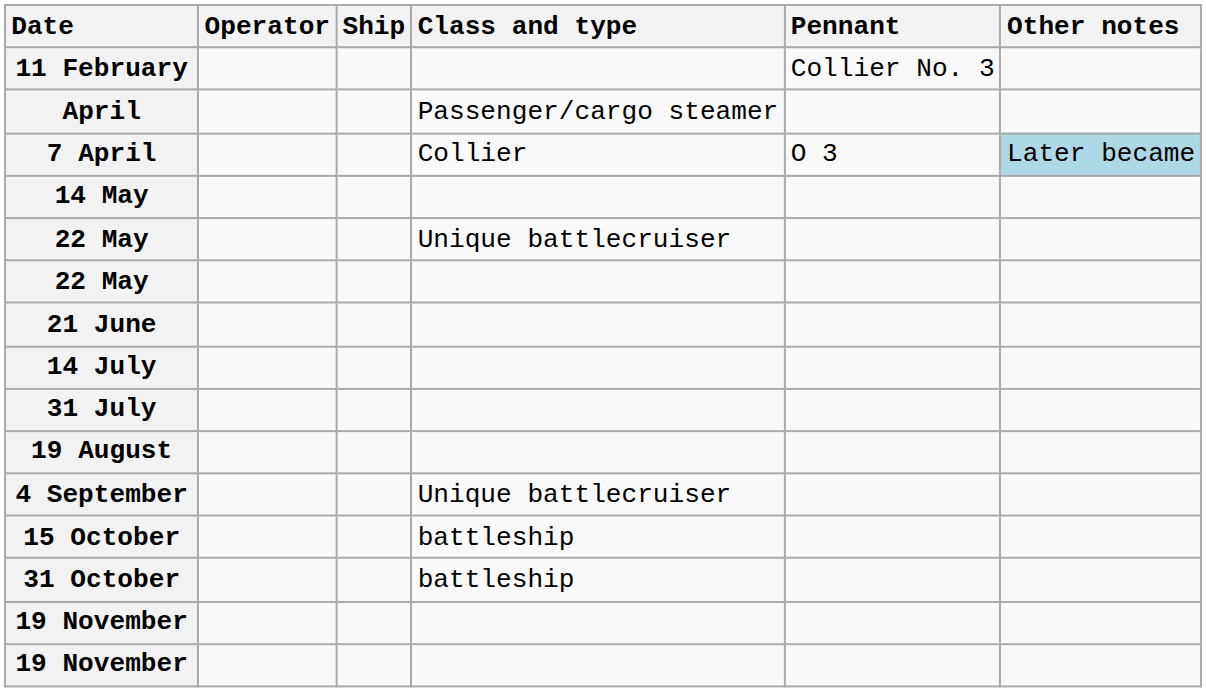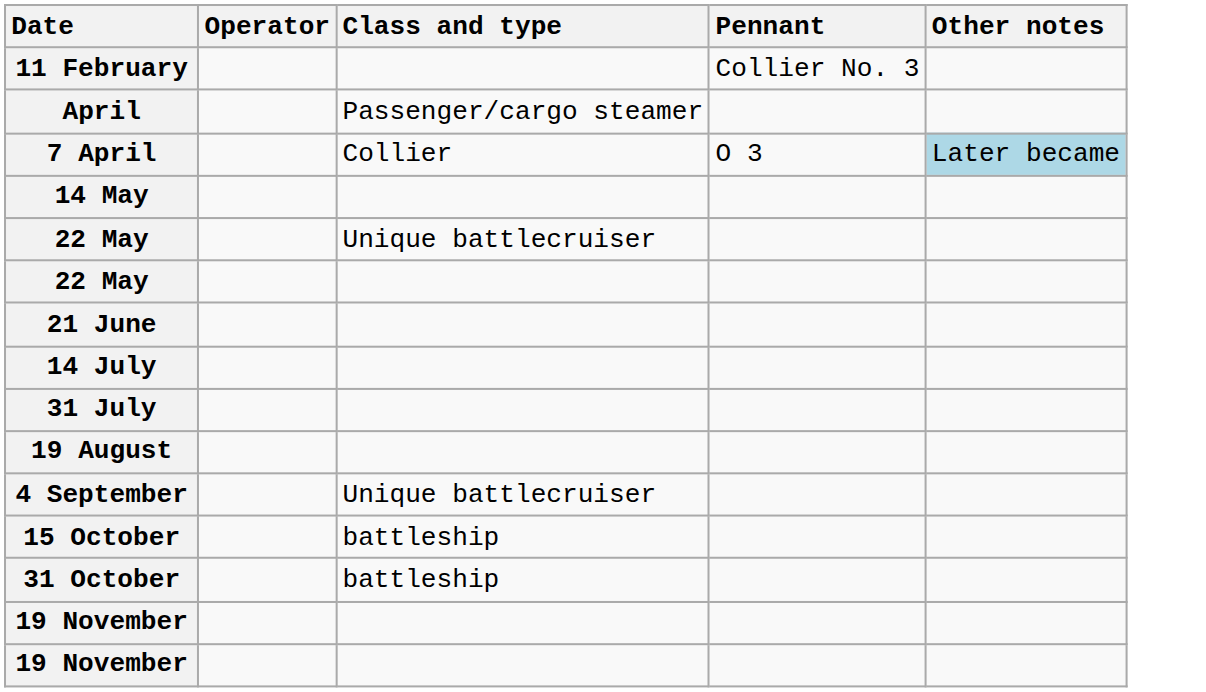- column: (374, 26)
